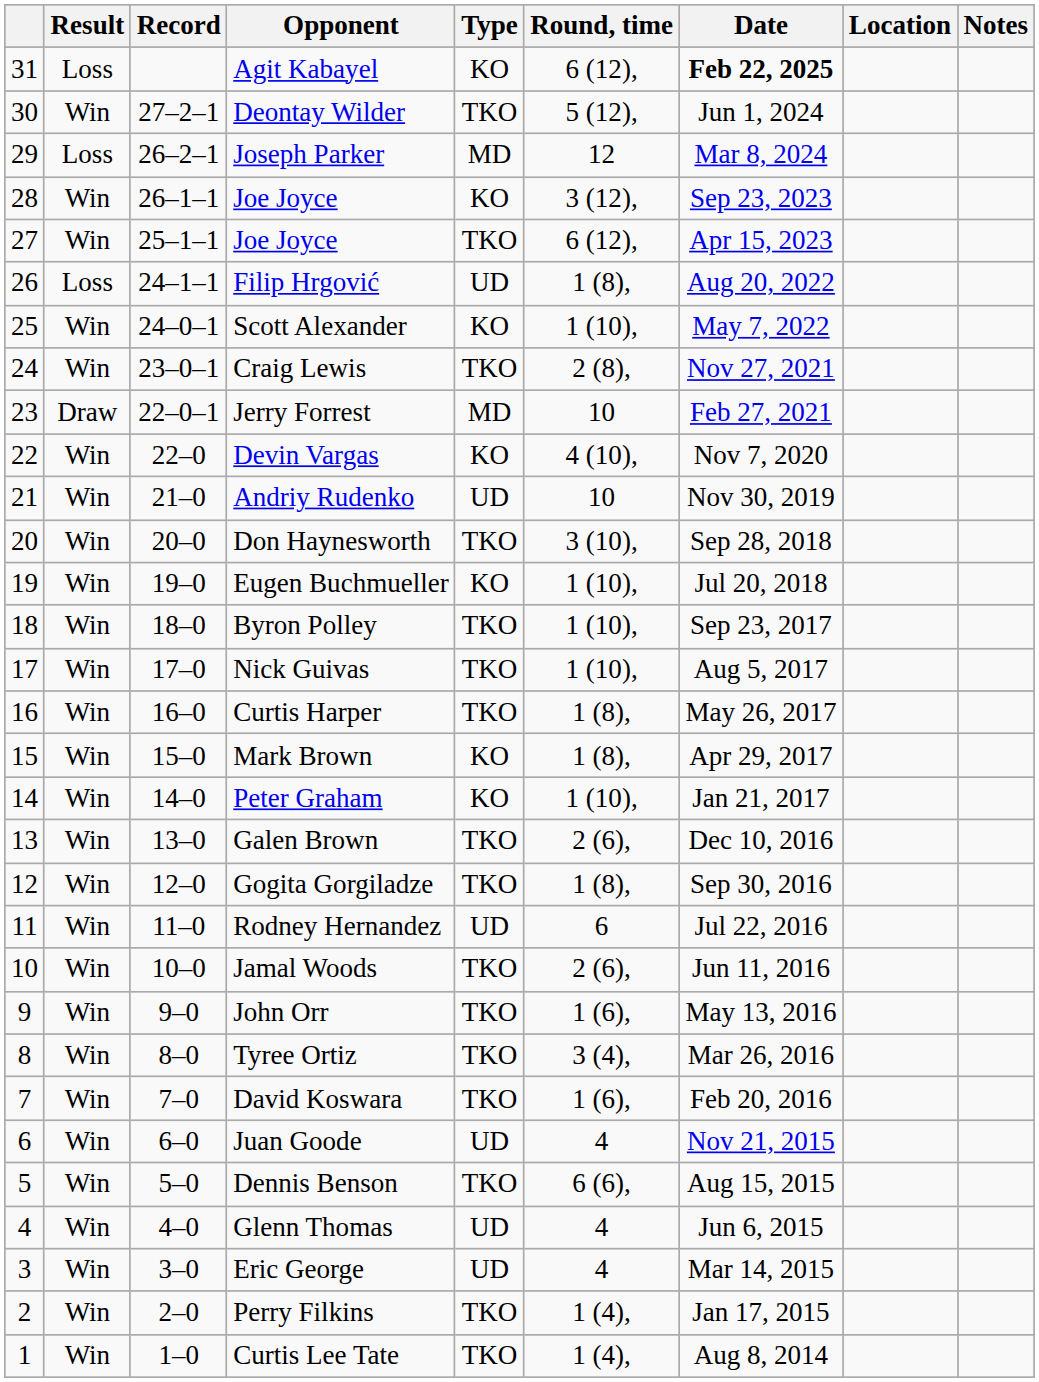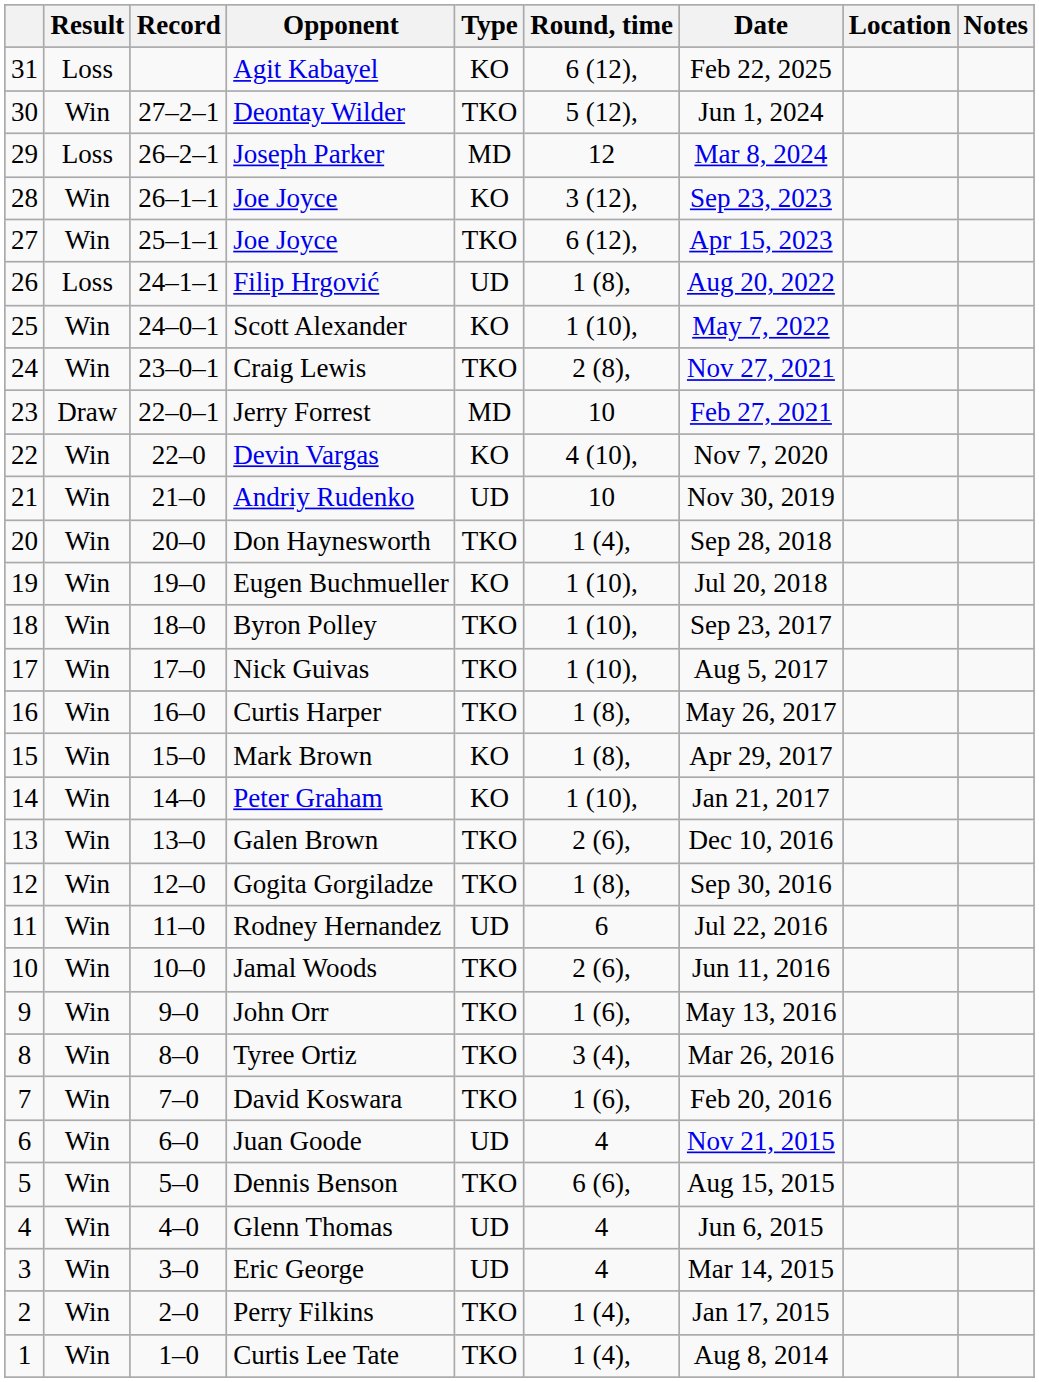(761, 68) bold -> (761, 68) normal
(602, 540) 3 (10), -> (602, 540) 1 (4),
